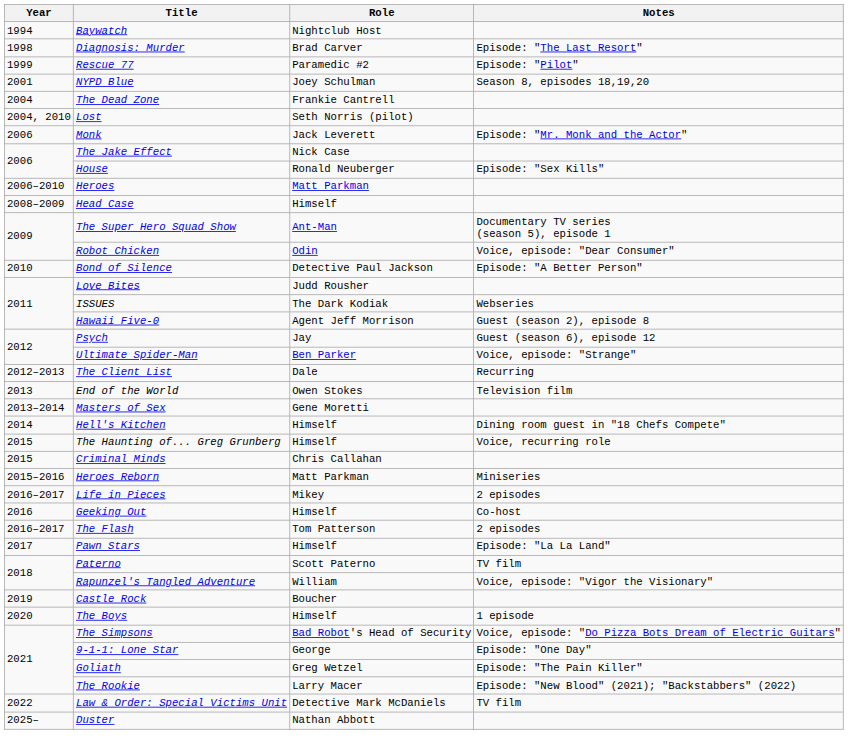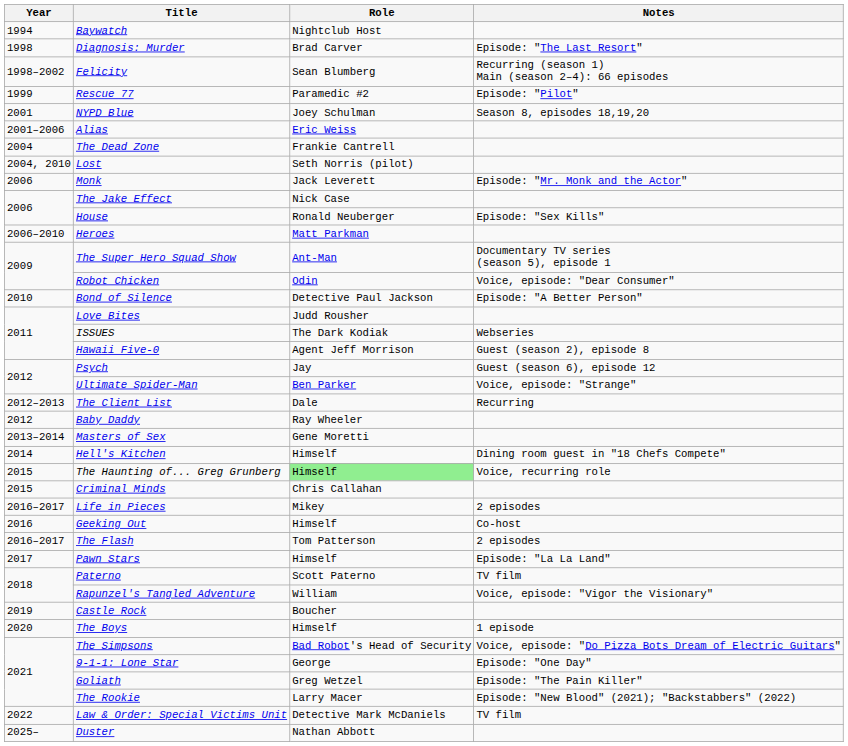+ row: (102, 71)
+ row: (92, 130)
- row: (105, 204)
+ row: (108, 420)
- row: (127, 390)
(315, 442) no background -> (315, 472) lightgreen background
- row: (118, 477)
